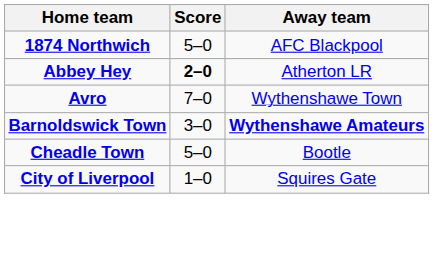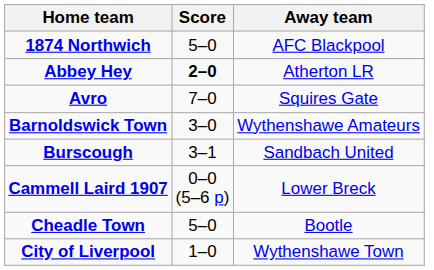(327, 98) Wythenshawe Town -> (329, 98) Squires Gate
(327, 125) bold -> (329, 125) normal
+ row: (88, 152)
+ row: (88, 188)
(327, 179) Squires Gate -> (329, 252) Wythenshawe Town
